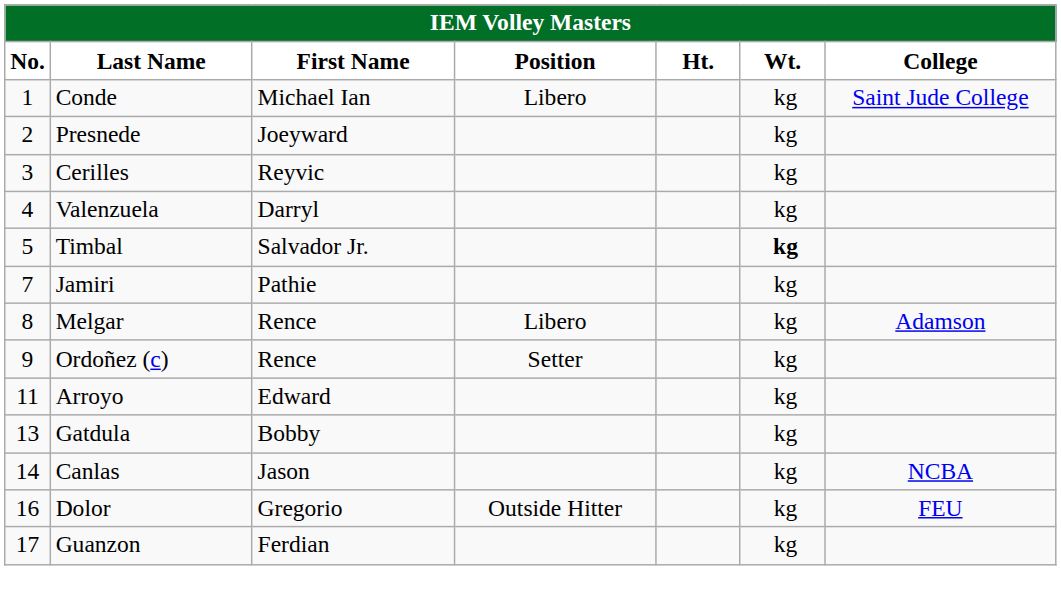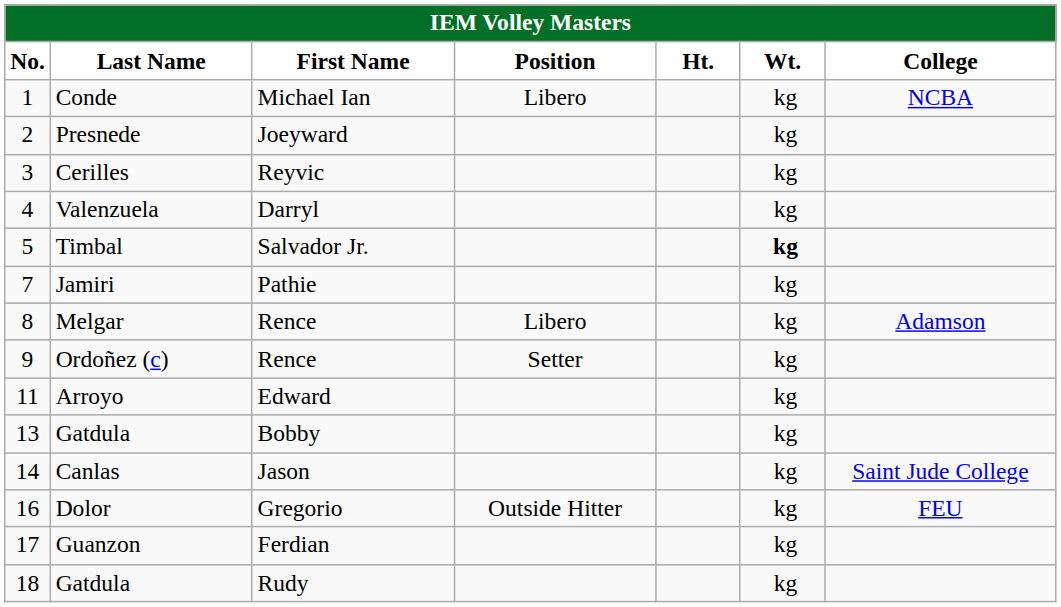(940, 97) Saint Jude College -> (940, 97) NCBA
(940, 470) NCBA -> (940, 470) Saint Jude College
+ row: (93, 582)
